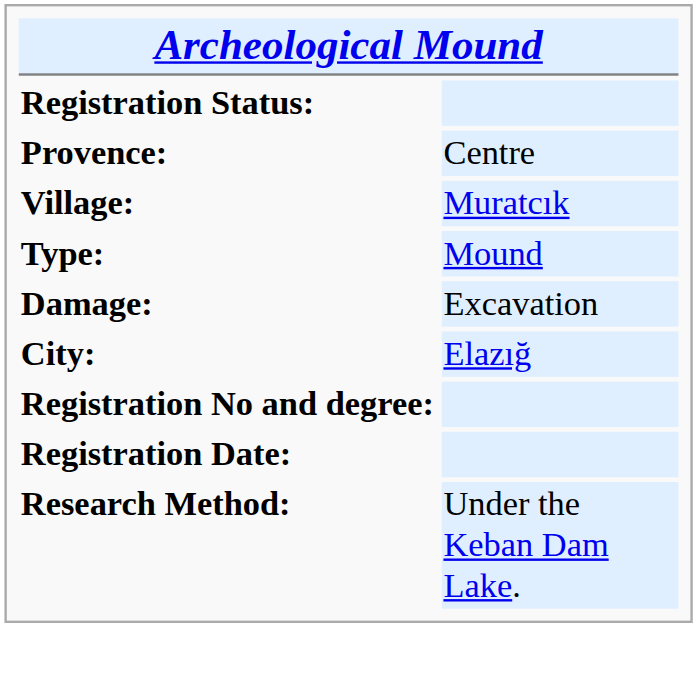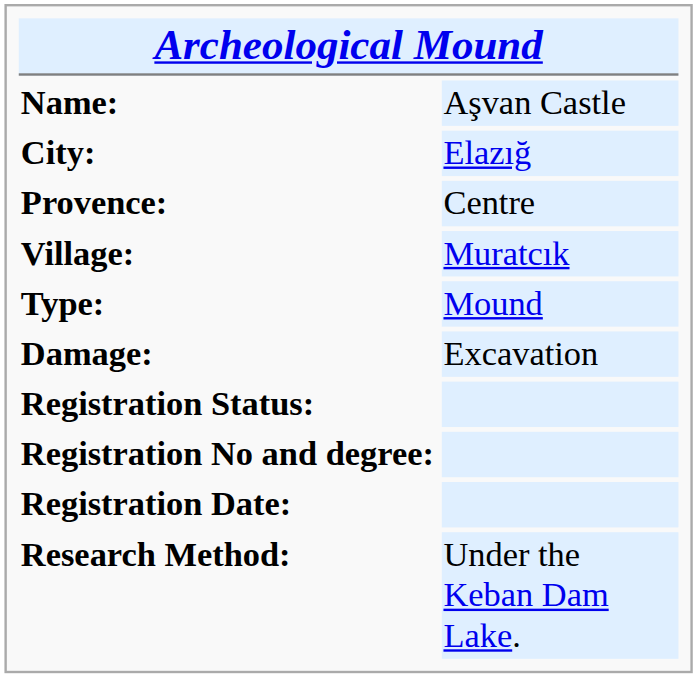+ row: (70, 102)
rows swapped: (58, 353) <-> (168, 102)
